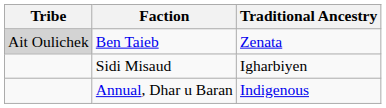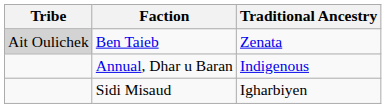rows swapped: (134, 66) <-> (164, 90)
